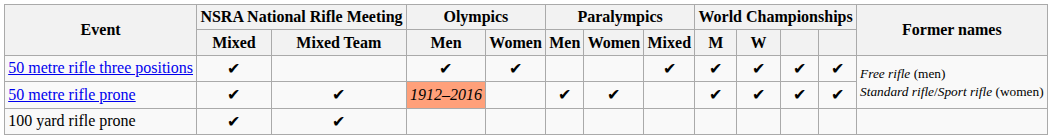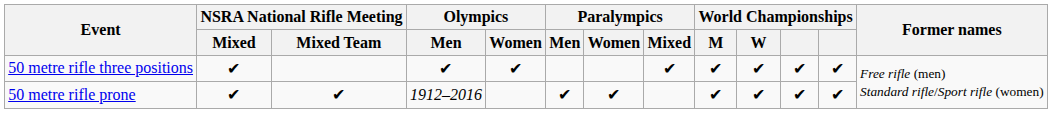(446, 94) lightsalmon background -> (446, 94) no background
- row: (72, 121)
